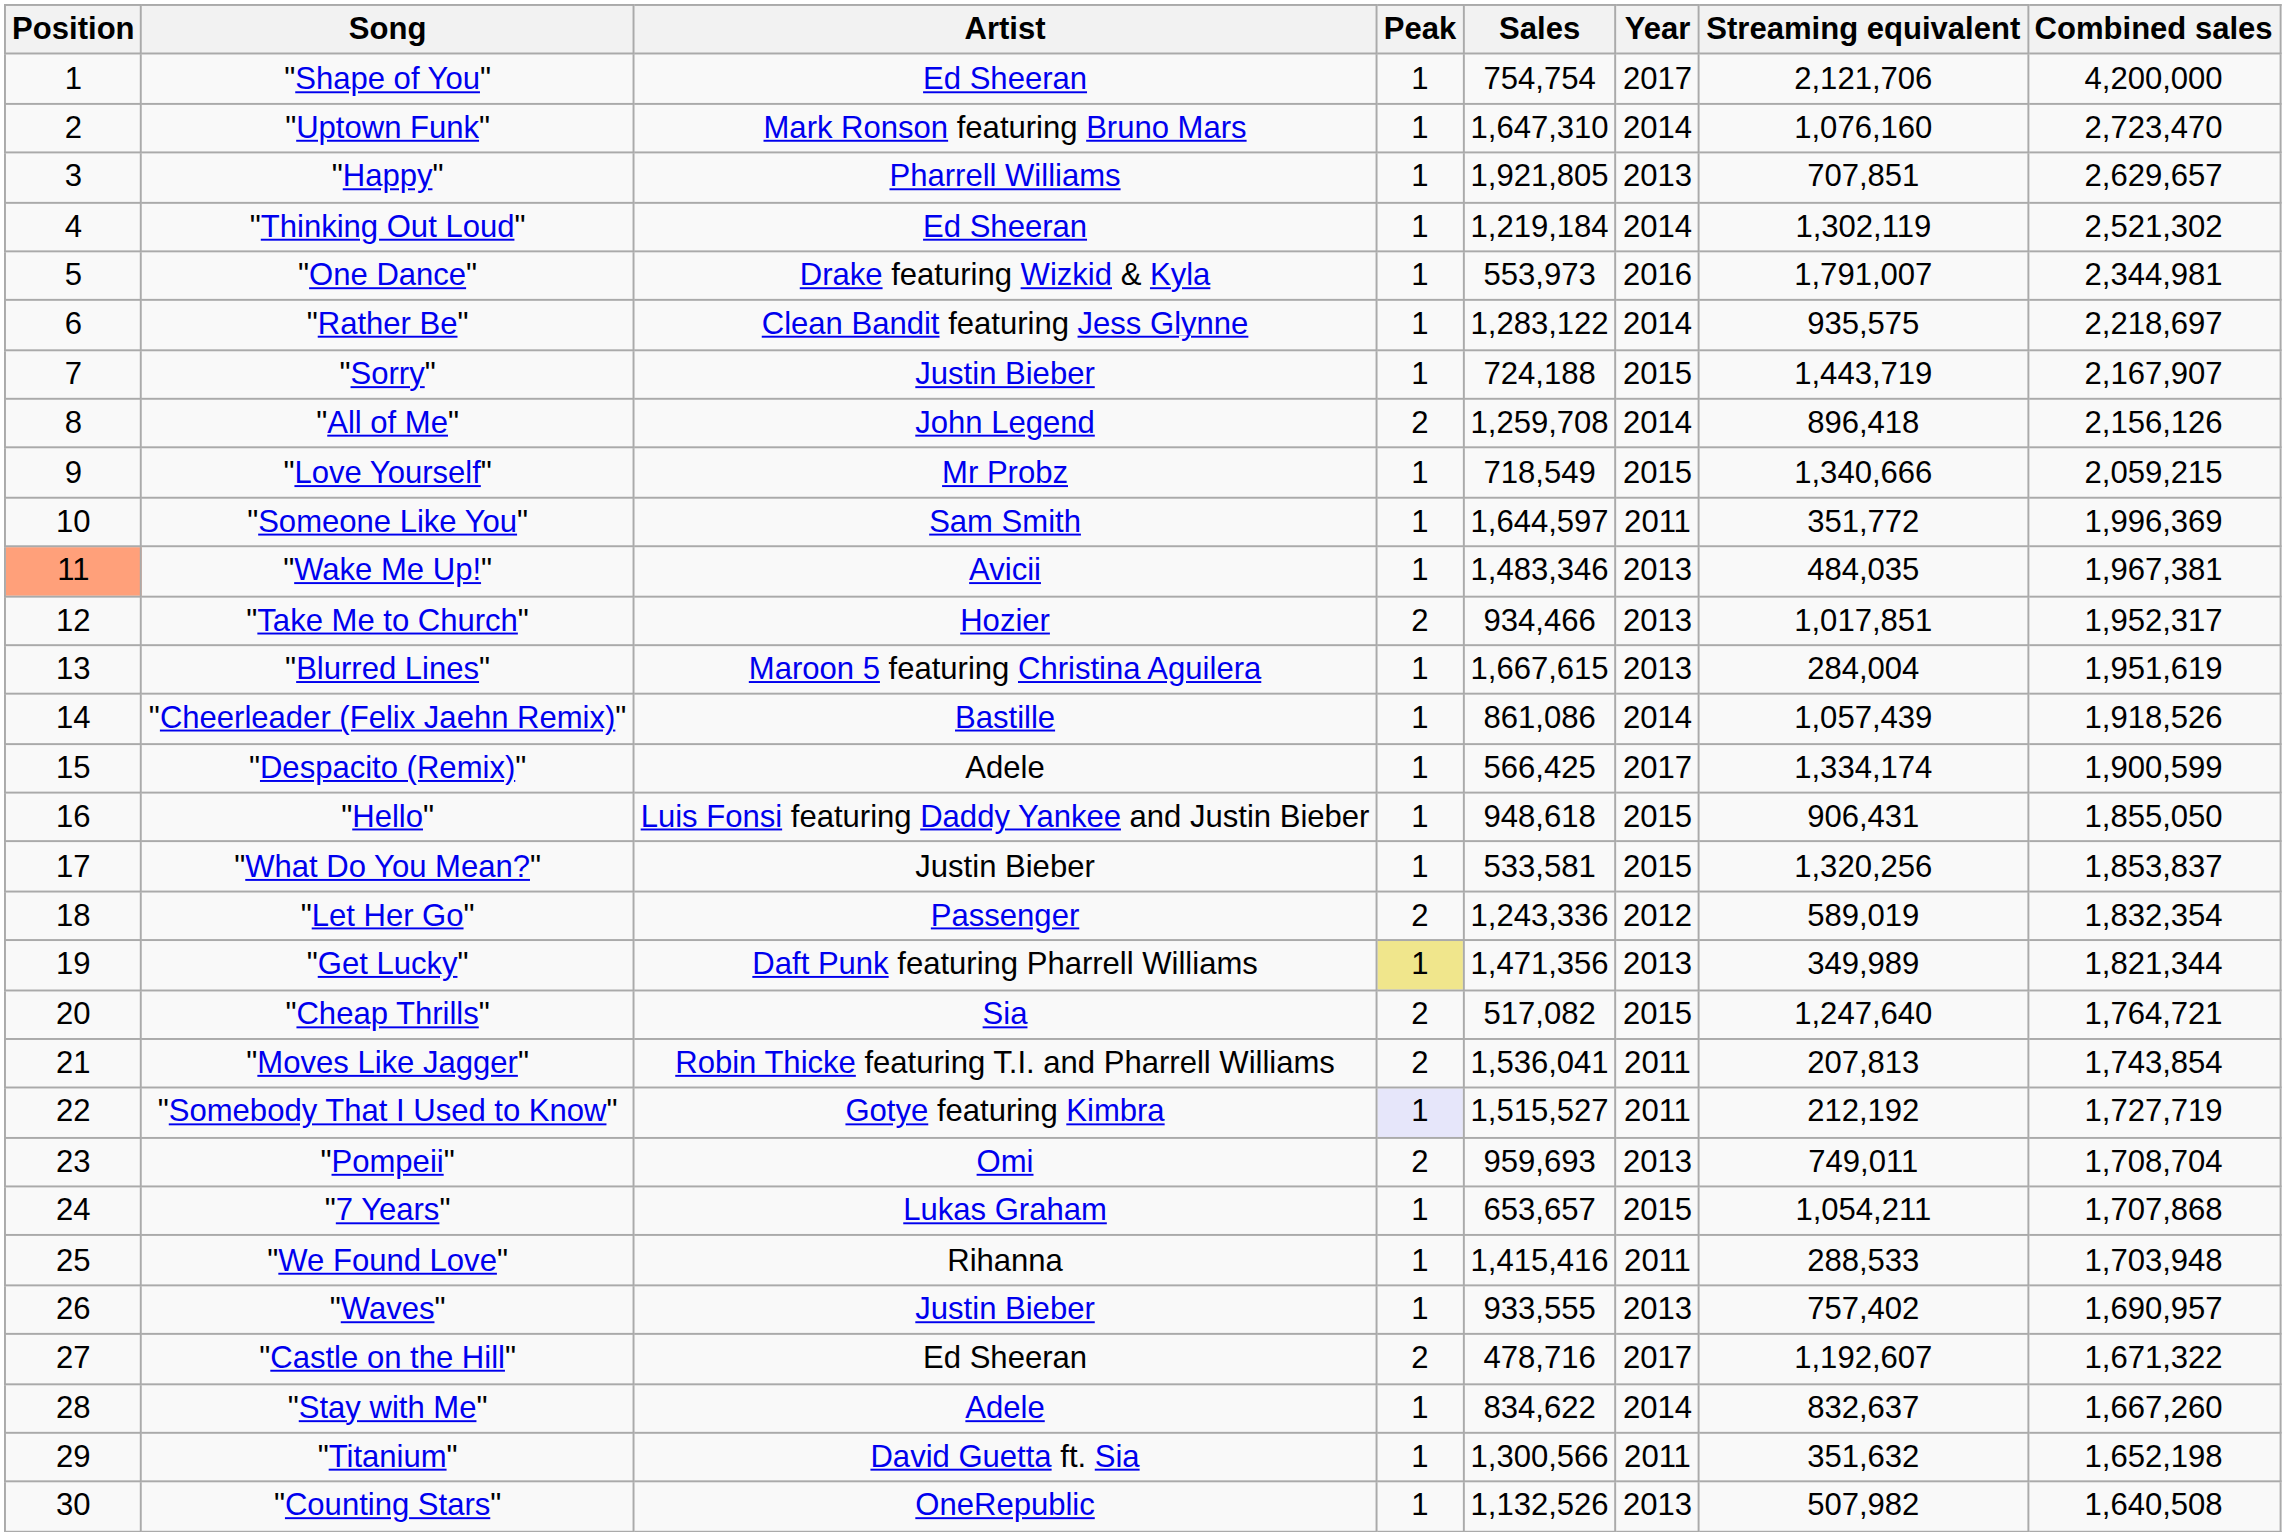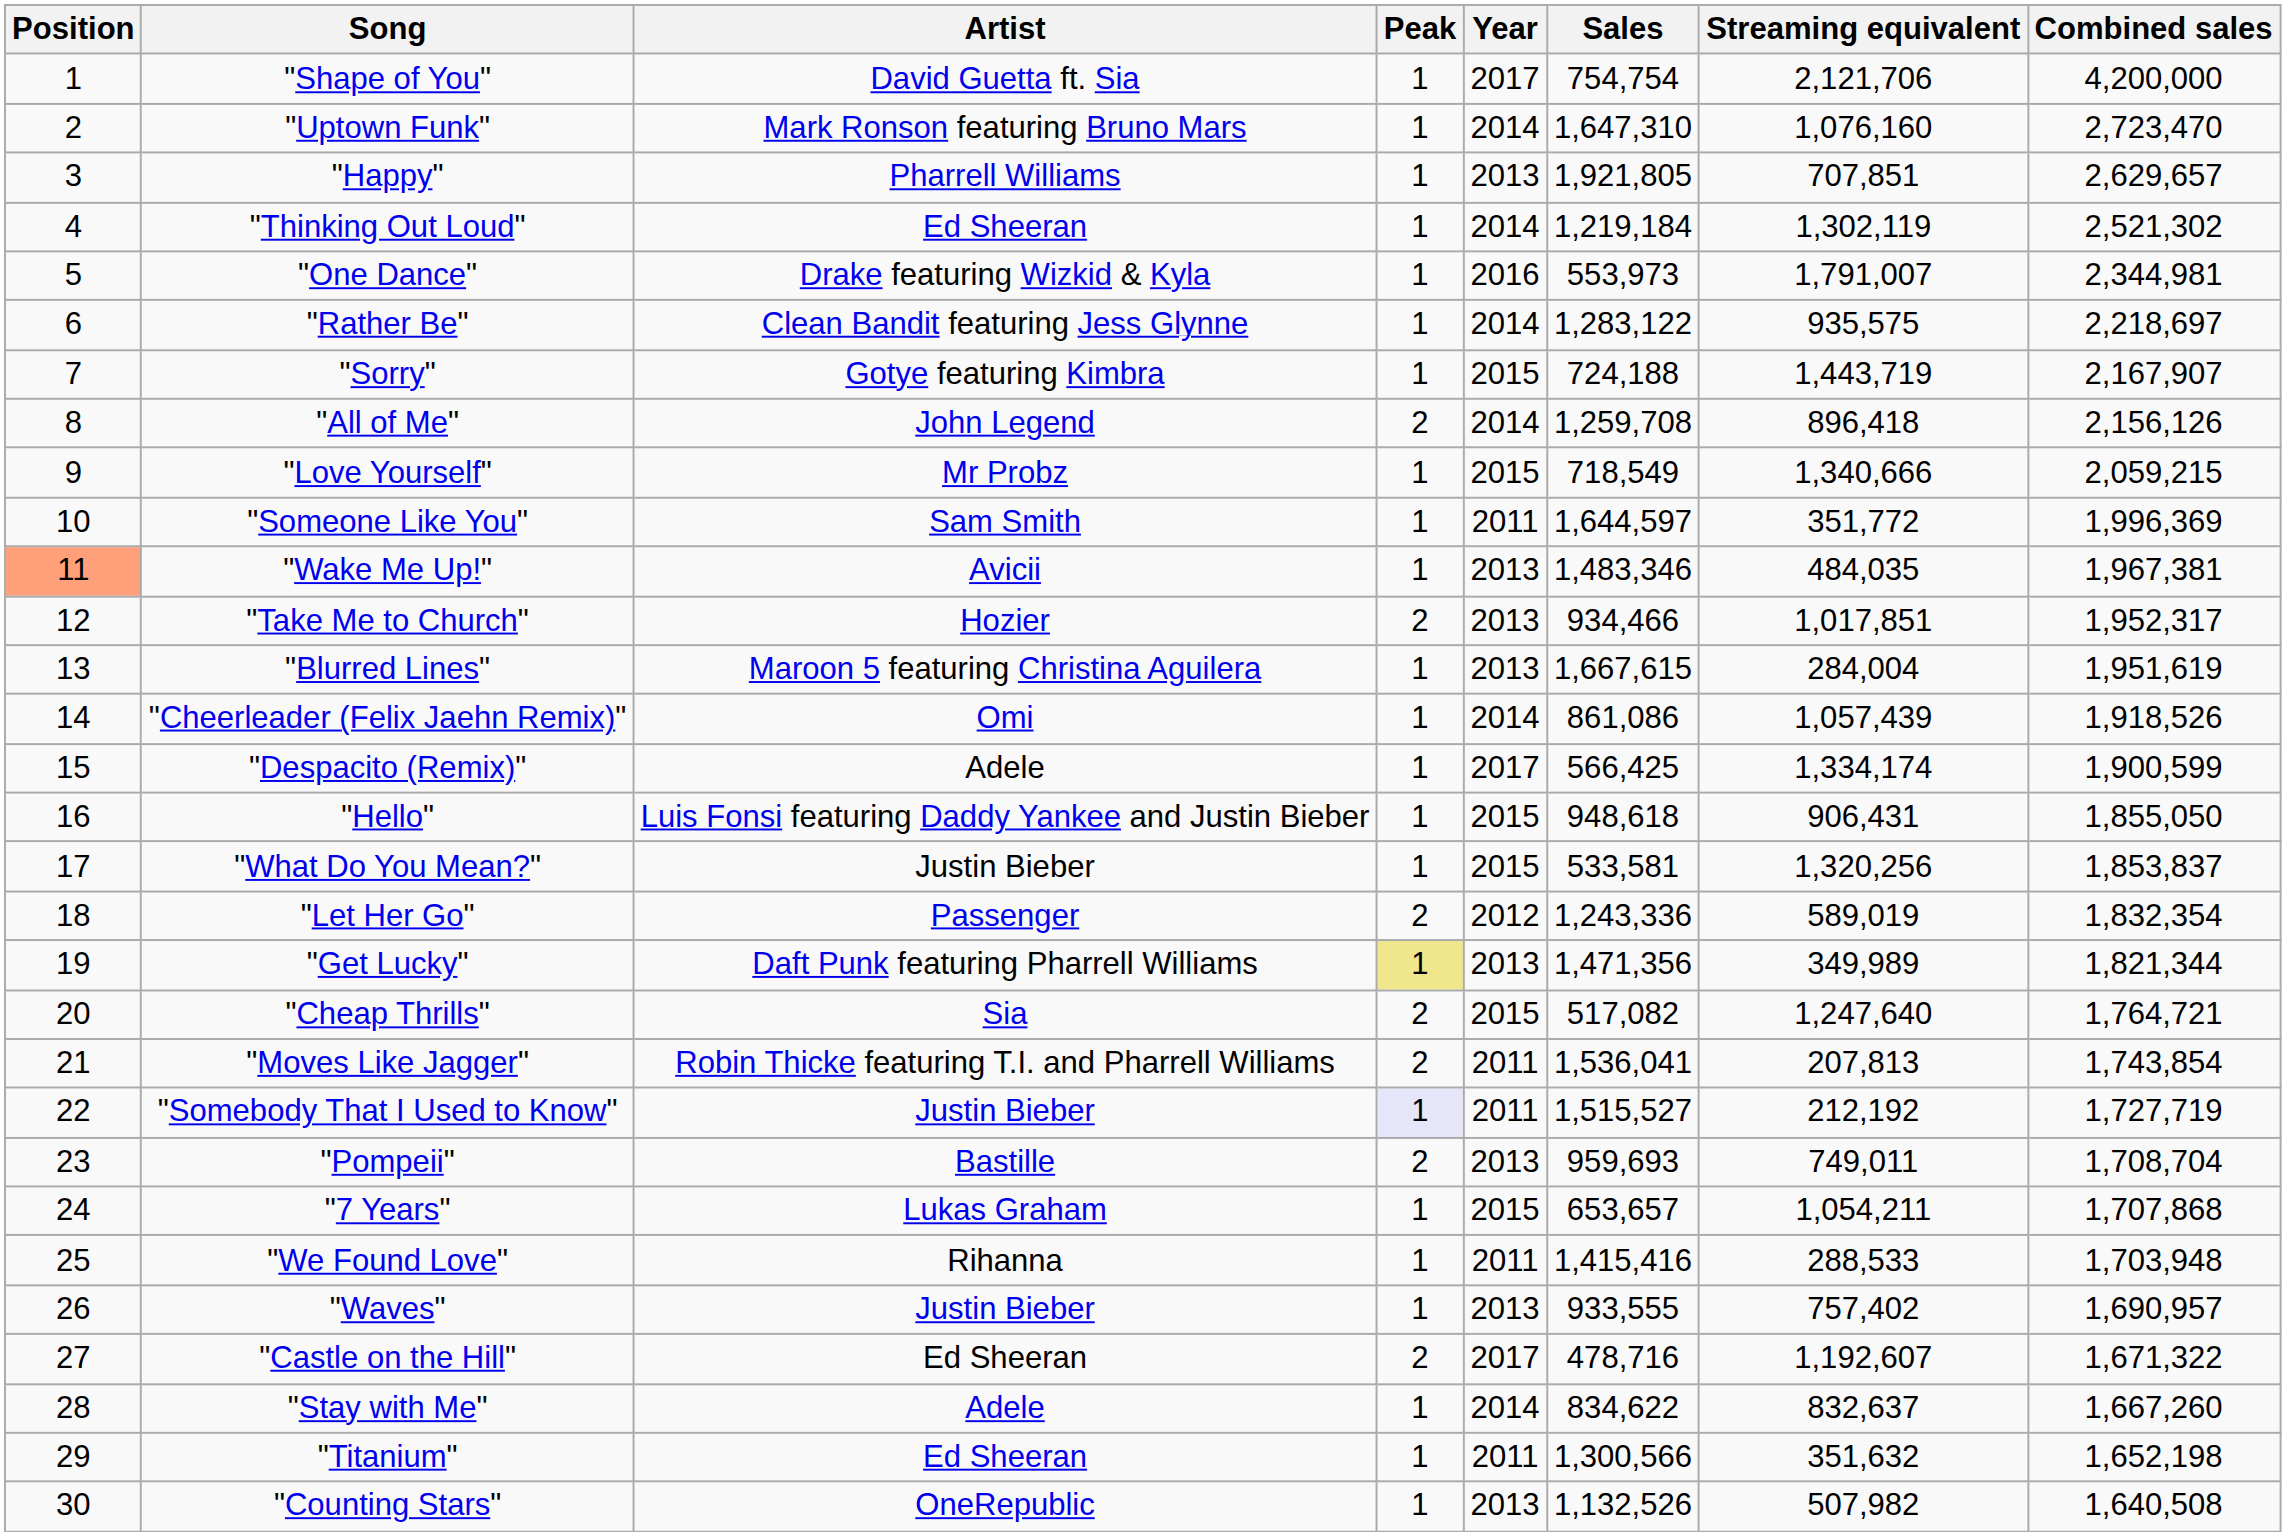columns swapped: (1657, 29) <-> (1540, 29)
(1005, 78) Ed Sheeran -> (1005, 78) David Guetta ft. Sia
(1005, 373) Justin Bieber -> (1005, 373) Gotye featuring Kimbra
(1005, 718) Bastille -> (1005, 718) Omi
(1005, 1112) Gotye featuring Kimbra -> (1005, 1112) Justin Bieber
(1005, 1161) Omi -> (1005, 1161) Bastille
(1005, 1456) David Guetta ft. Sia -> (1005, 1456) Ed Sheeran
